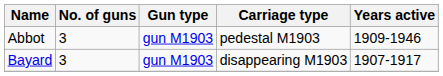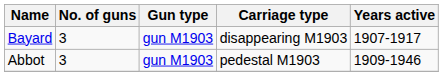rows swapped: (30, 60) <-> (26, 37)
